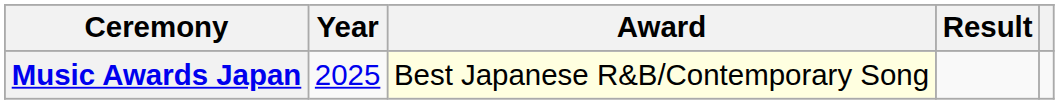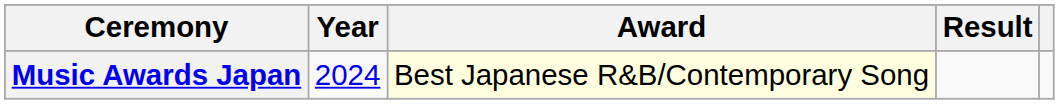(348, 74) 2025 -> (348, 74) 2024
